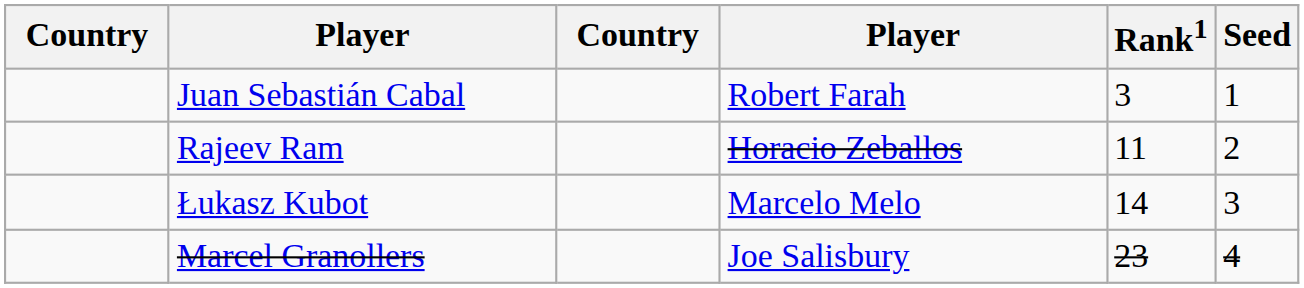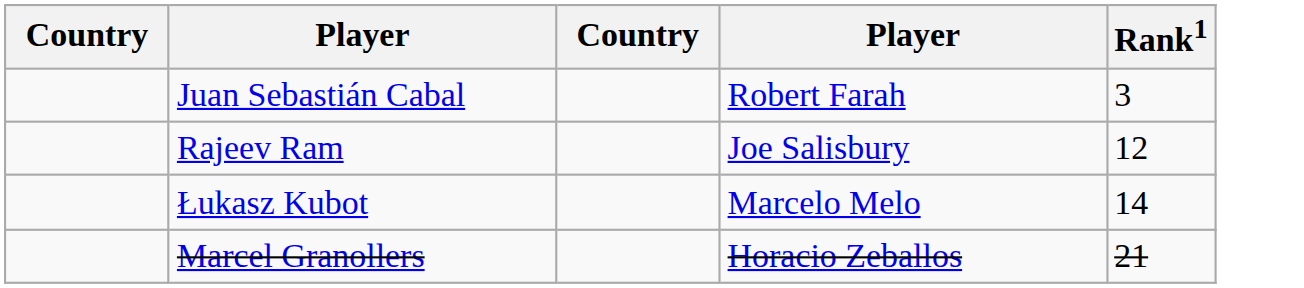- column: (1257, 35)
(845, 148) Horacio Zeballos -> (819, 148) Joe Salisbury
(1131, 148) 11 -> (1131, 148) 12
(819, 255) Joe Salisbury -> (845, 255) Horacio Zeballos
(1131, 255) 23 -> (1131, 255) 21
